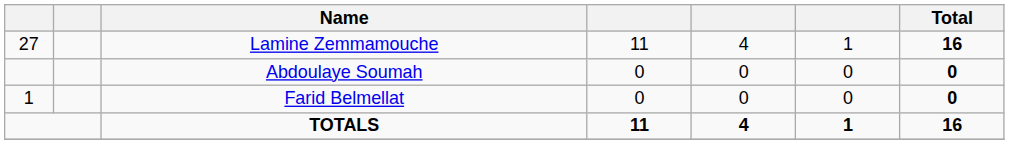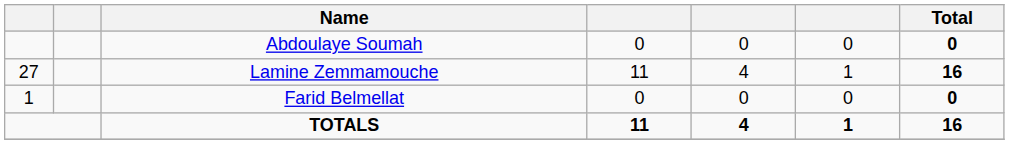rows swapped: (344, 44) <-> (344, 71)
